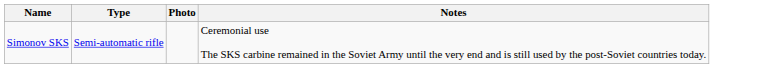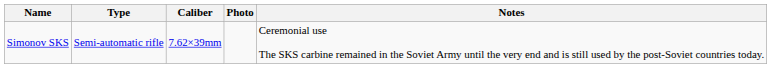+ column: (195, 13)
